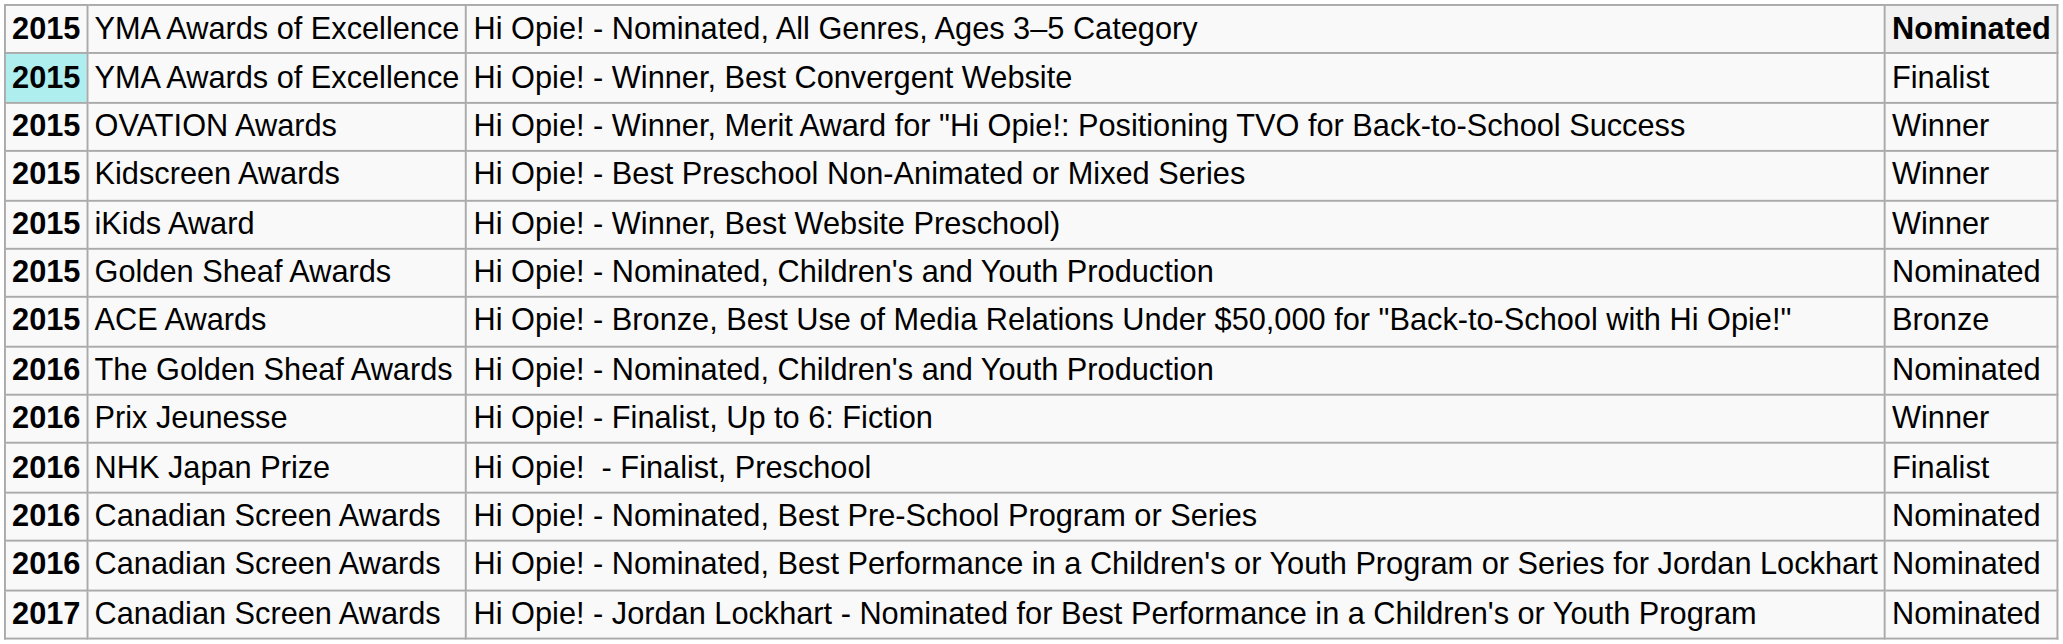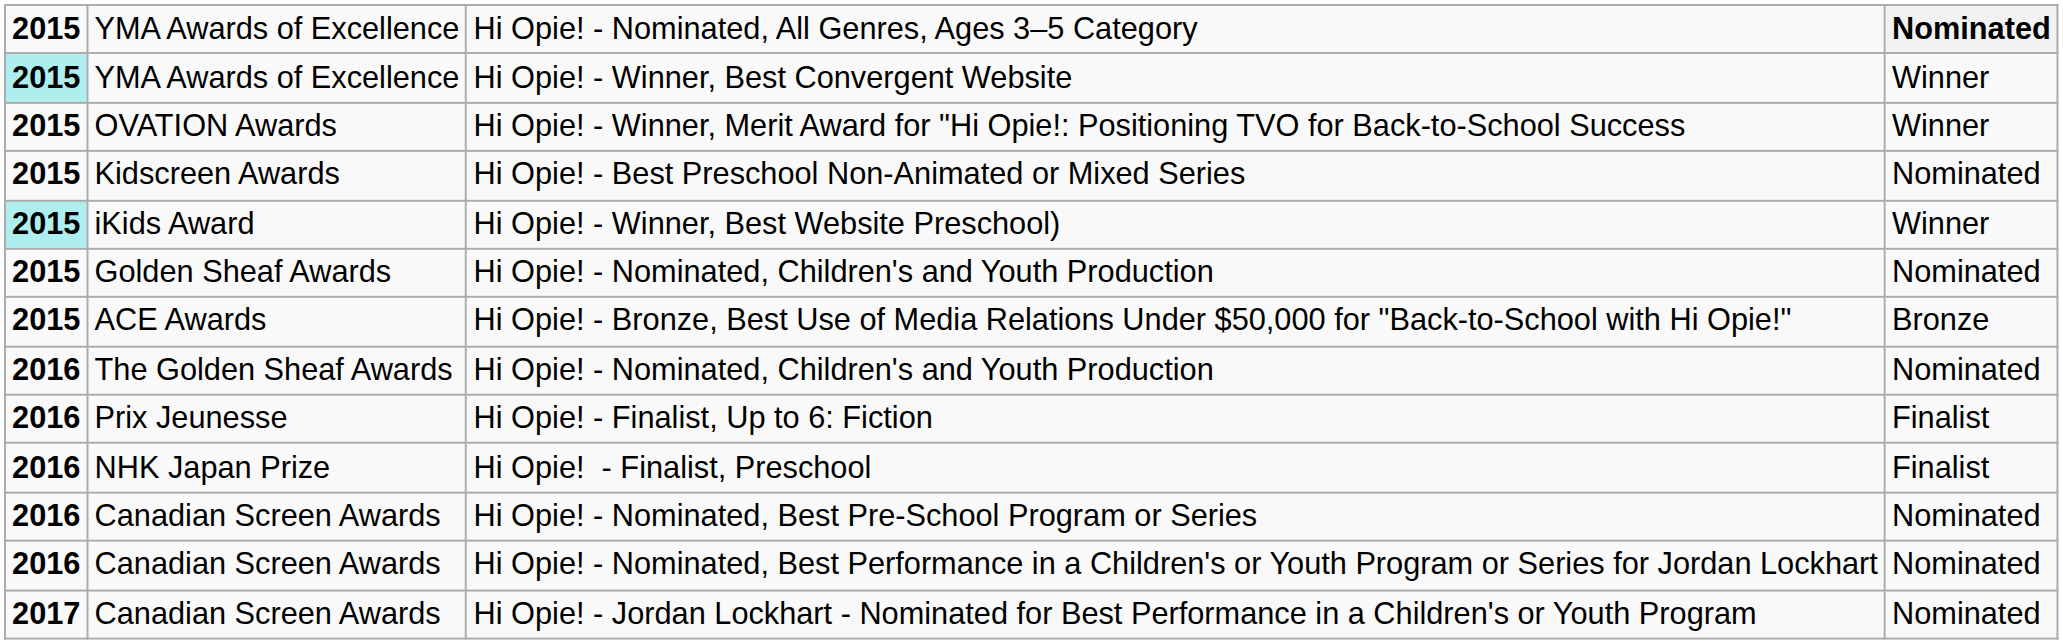(1941, 77) Finalist -> (1941, 77) Winner
(1941, 175) Winner -> (1966, 175) Nominated
(46, 223) no background -> (46, 223) paleturquoise background
(1941, 418) Winner -> (1941, 418) Finalist
